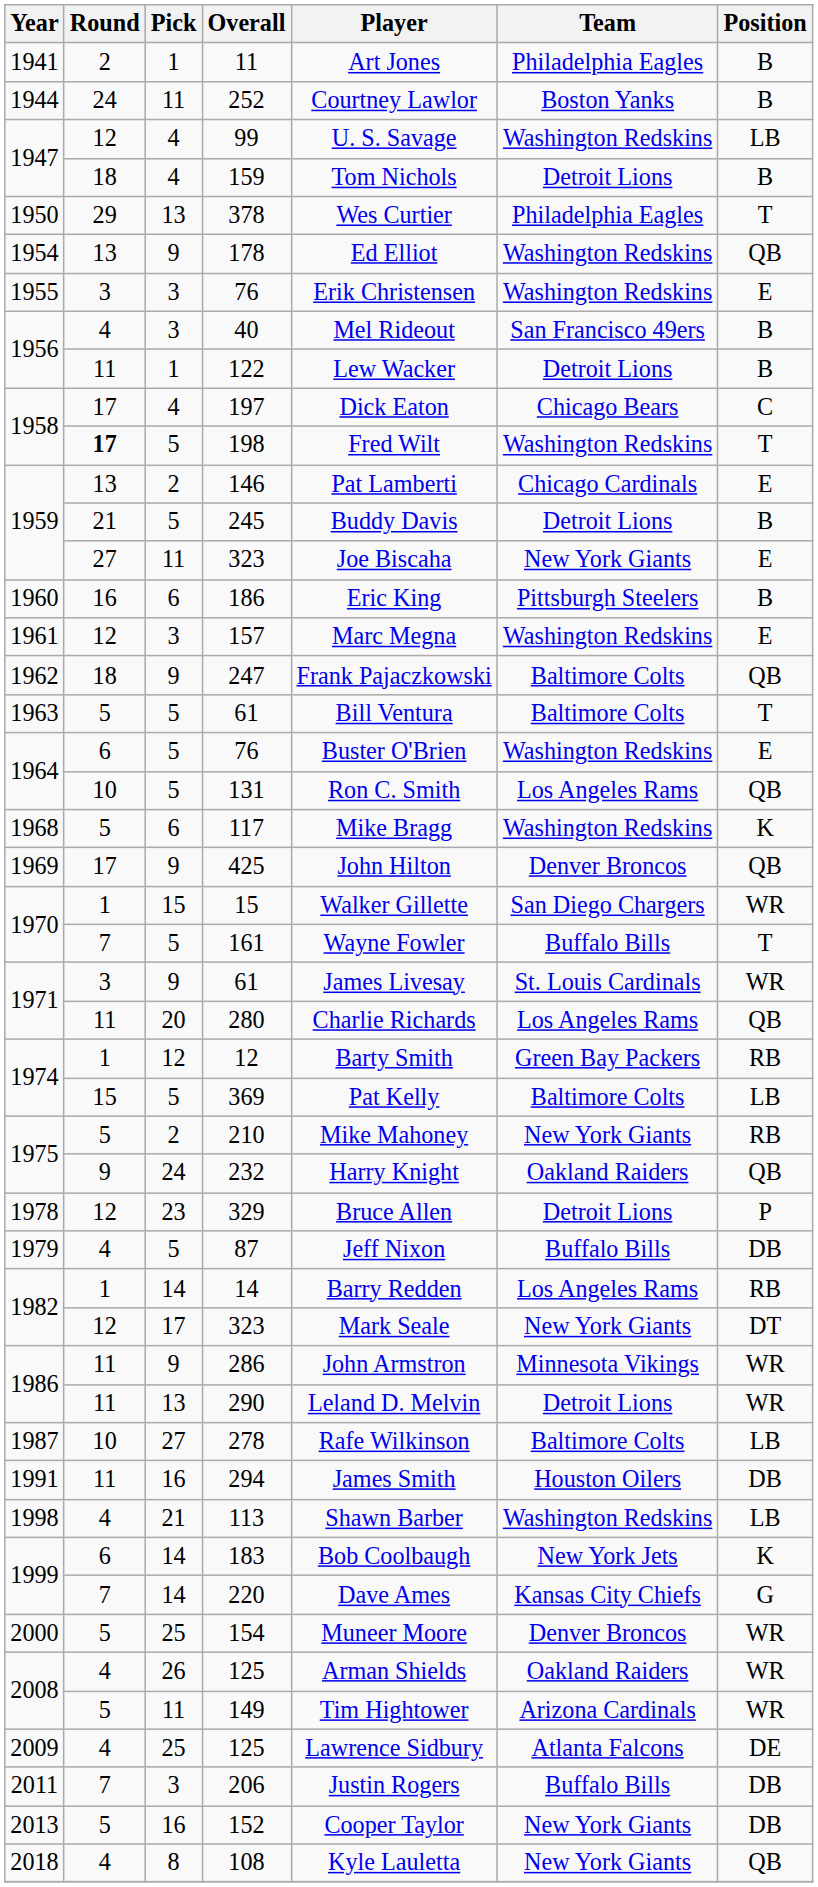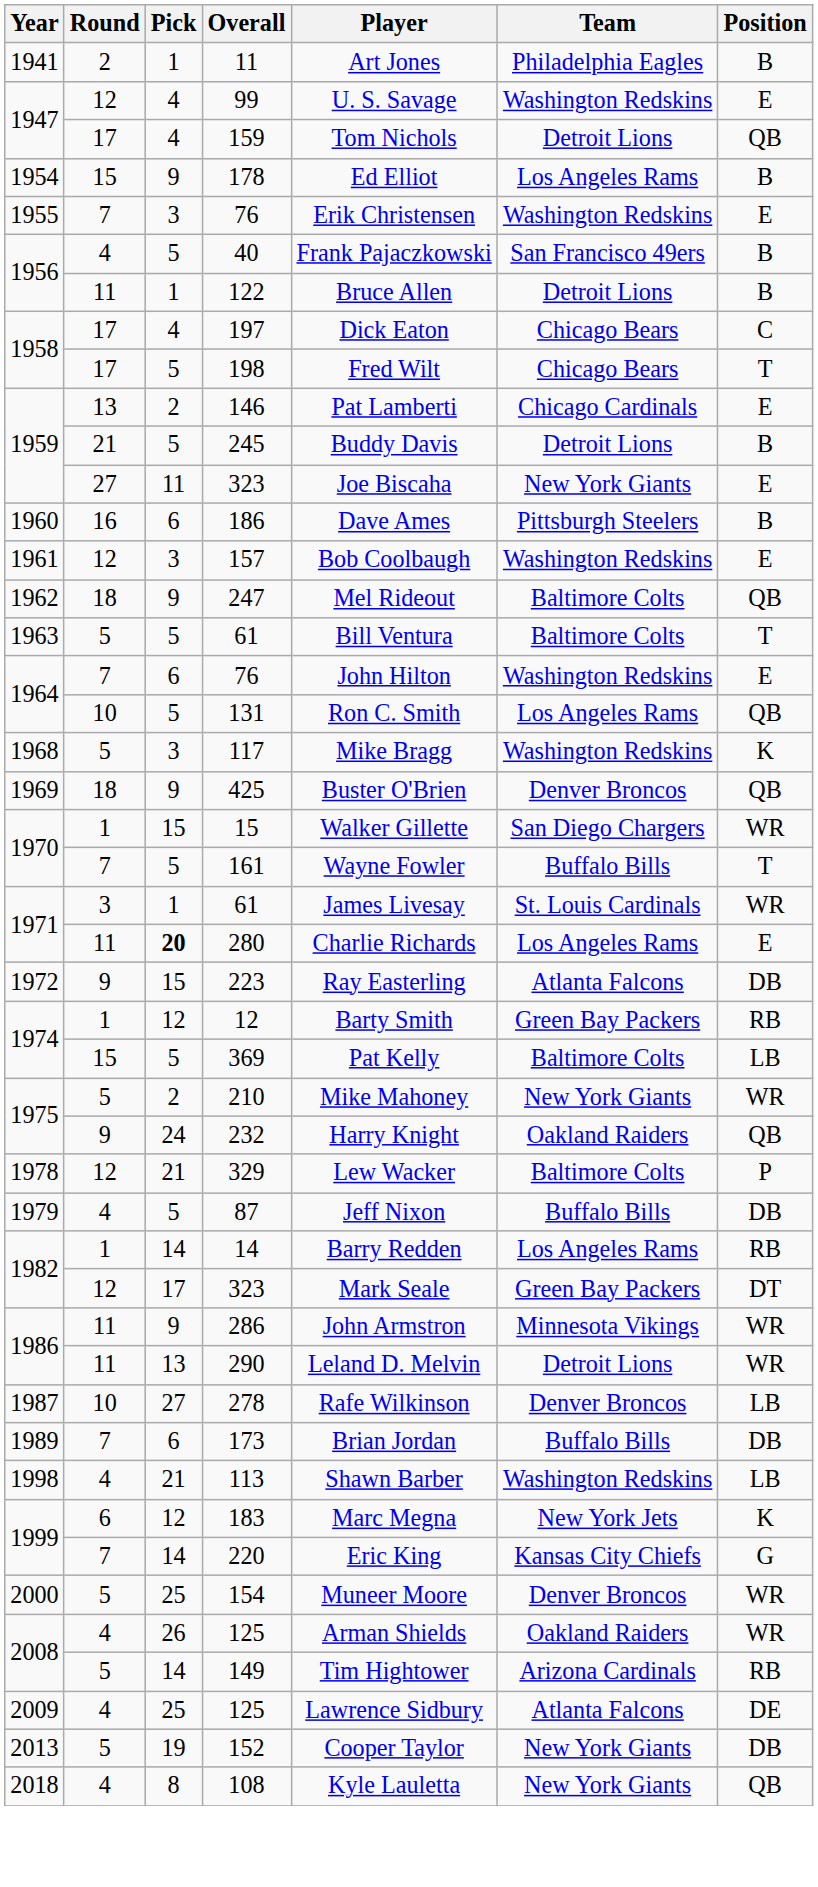- row: (34, 100)
(765, 138) LB -> (765, 100) E
(105, 176) 18 -> (105, 138) 17
(765, 176) B -> (765, 138) QB
- row: (34, 215)
(105, 253) 13 -> (105, 176) 15
(608, 253) Washington Redskins -> (608, 176) Los Angeles Rams
(765, 253) QB -> (765, 176) B
(105, 291) 3 -> (105, 215) 7
(174, 330) 3 -> (174, 253) 5
(394, 330) Mel Rideout -> (394, 253) Frank Pajaczkowski
(394, 368) Lew Wacker -> (394, 291) Bruce Allen
(105, 445) bold -> (105, 368) normal
(608, 445) Washington Redskins -> (608, 368) Chicago Bears
(394, 598) Eric King -> (394, 521) Dave Ames
(394, 636) Marc Megna -> (394, 560) Bob Coolbaugh
(394, 675) Frank Pajaczkowski -> (394, 598) Mel Rideout
(105, 751) 6 -> (105, 675) 7
(174, 751) 5 -> (174, 675) 6
(394, 751) Buster O'Brien -> (394, 675) John Hilton
(174, 828) 6 -> (174, 751) 3
(105, 866) 17 -> (105, 789) 18
(394, 866) John Hilton -> (394, 789) Buster O'Brien
(174, 981) 9 -> (174, 904) 1
(174, 1019) normal -> (174, 943) bold
(765, 1019) QB -> (765, 943) E
+ row: (34, 981)
(765, 1134) RB -> (765, 1096) WR
(174, 1211) 23 -> (174, 1173) 21
(394, 1211) Bruce Allen -> (394, 1173) Lew Wacker
(608, 1211) Detroit Lions -> (608, 1173) Baltimore Colts
(608, 1326) New York Giants -> (608, 1288) Green Bay Packers
(608, 1441) Baltimore Colts -> (608, 1403) Denver Broncos
+ row: (34, 1441)
- row: (34, 1479)
(174, 1556) 14 -> (174, 1517) 12
(394, 1556) Bob Coolbaugh -> (394, 1517) Marc Megna
(394, 1594) Dave Ames -> (394, 1556) Eric King
(174, 1709) 11 -> (174, 1671) 14
(765, 1709) WR -> (765, 1671) RB
- row: (34, 1786)
(174, 1824) 16 -> (174, 1747) 19
